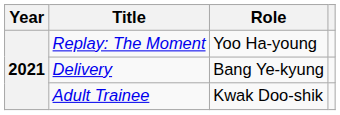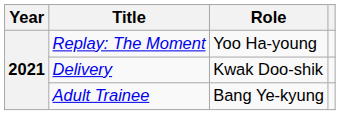(269, 69) Bang Ye-kyung -> (268, 69) Kwak Doo-shik
(268, 95) Kwak Doo-shik -> (269, 95) Bang Ye-kyung
